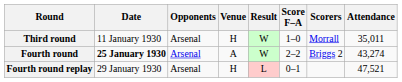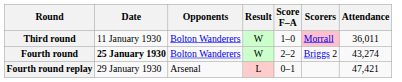- column: (233, 17)
(185, 38) Arsenal -> (205, 38) Bolton Wanderers
(324, 38) no background -> (319, 38) pink background
(371, 38) 35,011 -> (366, 38) 36,011
(185, 54) Arsenal -> (205, 54) Bolton Wanderers
(371, 69) 47,521 -> (366, 69) 47,421
